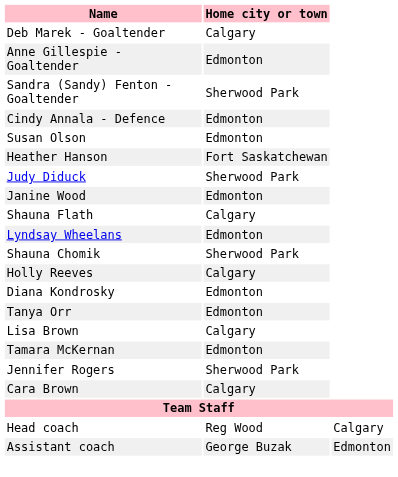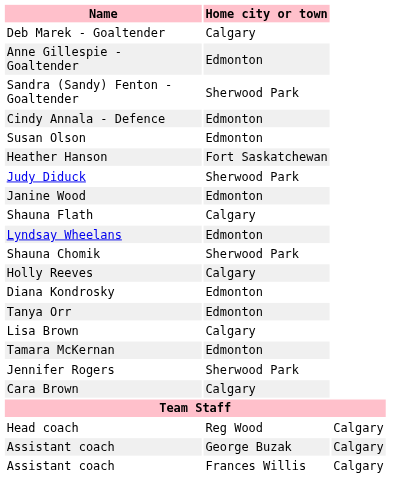(362, 447) Edmonton -> (359, 447) Calgary
+ row: (61, 466)
